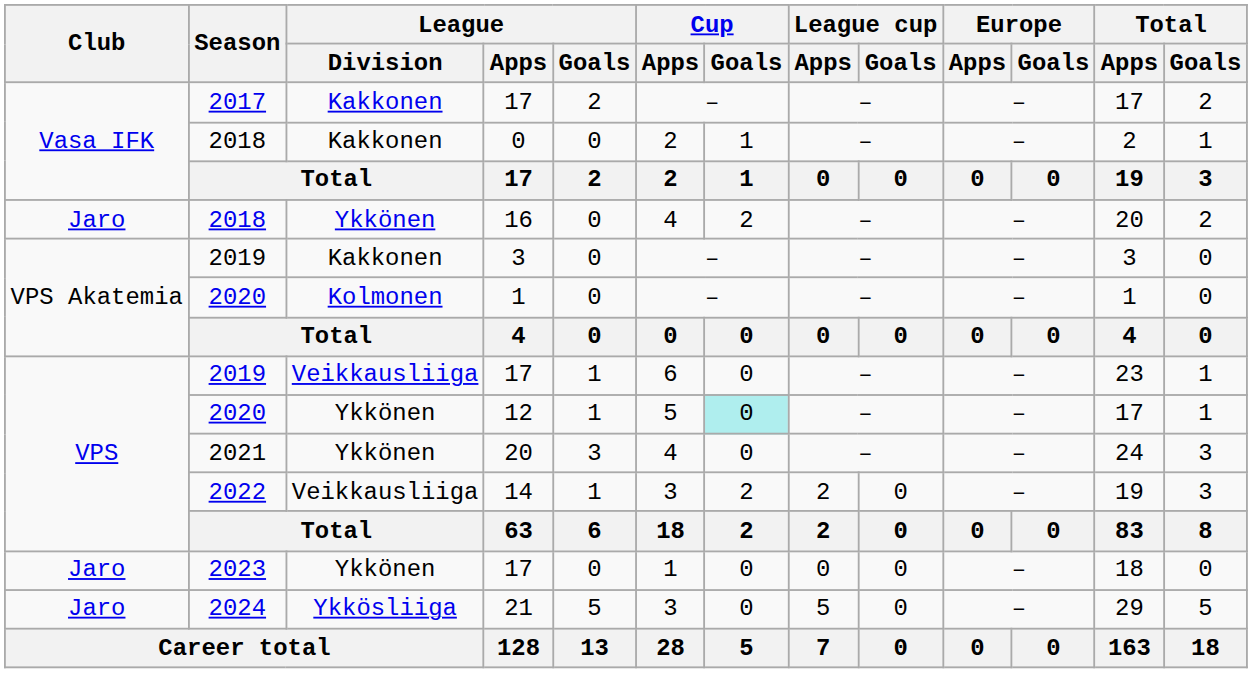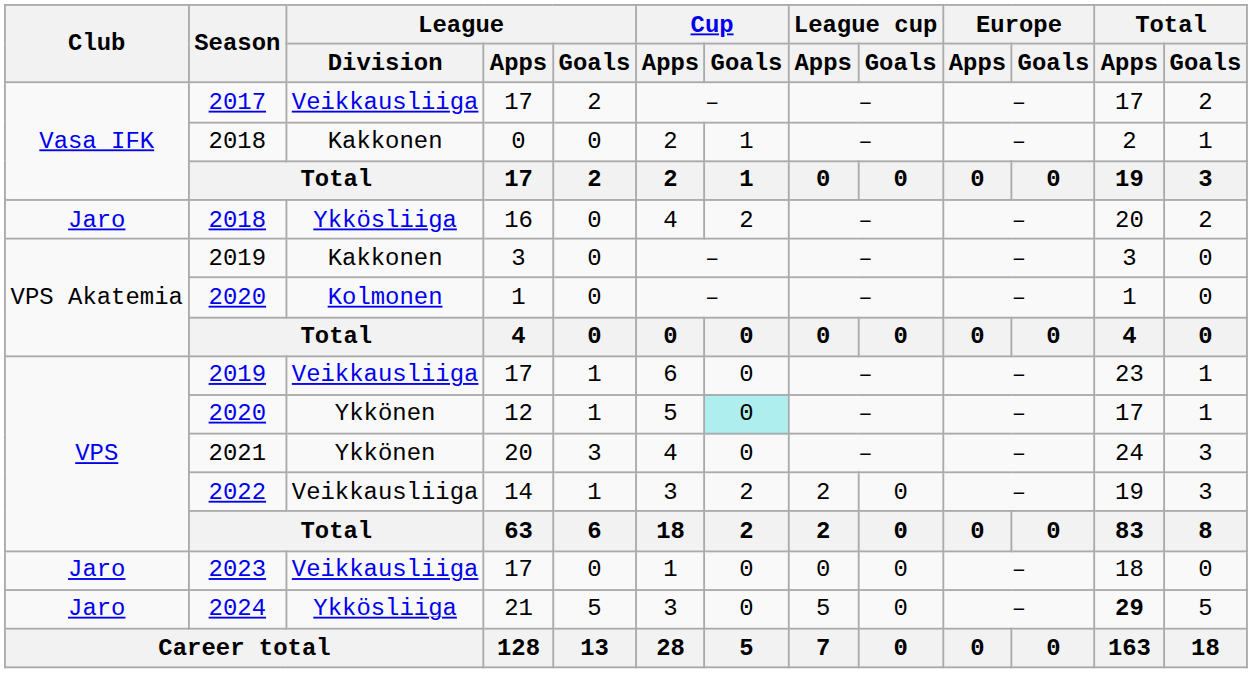(385, 102) Kakkonen -> (385, 102) Veikkausliiga
(385, 219) Ykkönen -> (385, 219) Ykkösliiga
(385, 570) Ykkönen -> (385, 570) Veikkausliiga
(1129, 609) normal -> (1129, 609) bold
